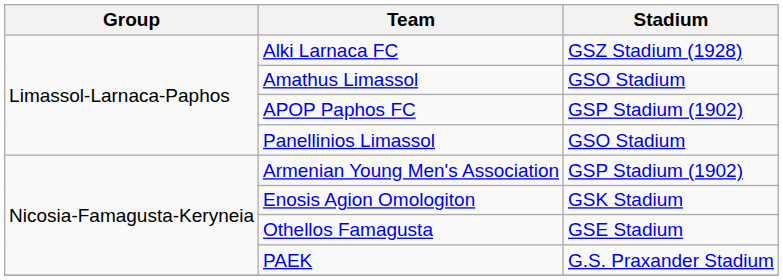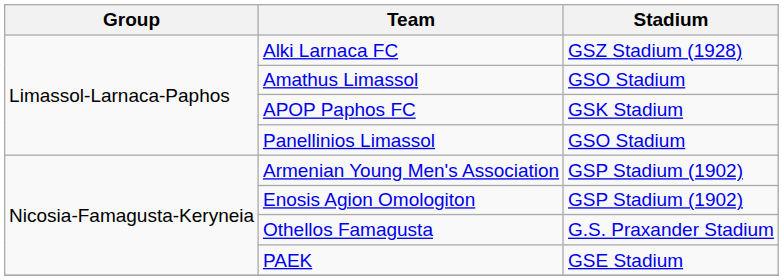(656, 110) GSP Stadium (1902) -> (626, 110) GSK Stadium
(626, 200) GSK Stadium -> (656, 200) GSP Stadium (1902)
(626, 230) GSE Stadium -> (671, 230) G.S. Praxander Stadium
(671, 260) G.S. Praxander Stadium -> (626, 260) GSE Stadium
